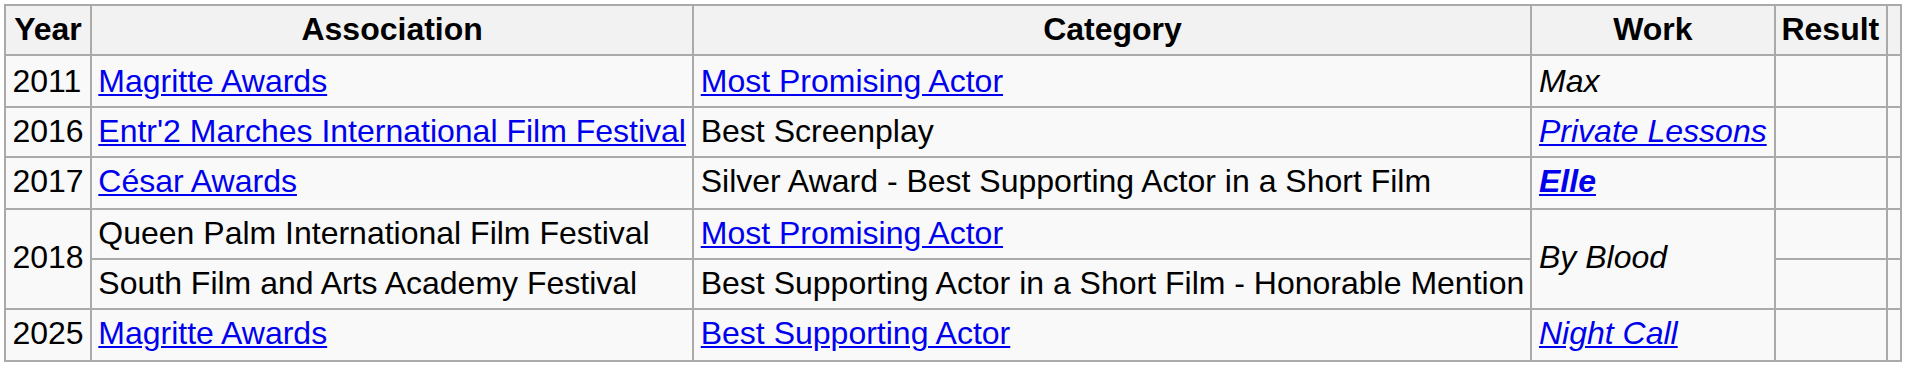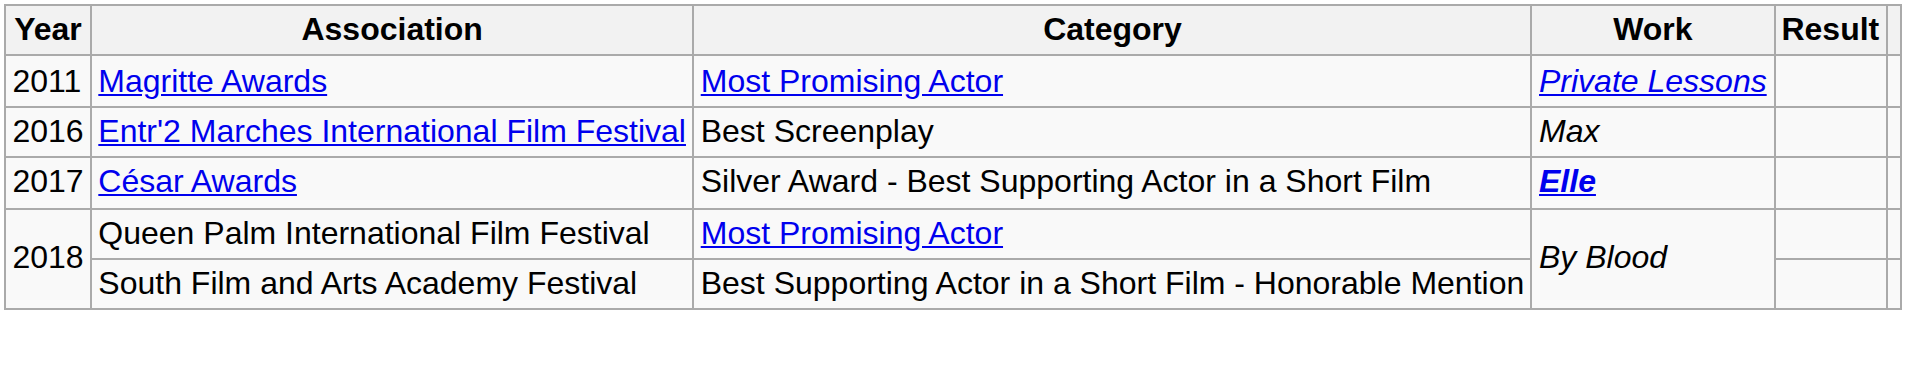(1569, 80) Max -> (1653, 80) Private Lessons
(1653, 131) Private Lessons -> (1569, 131) Max
- row: (48, 334)
